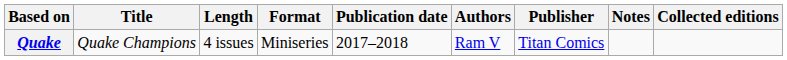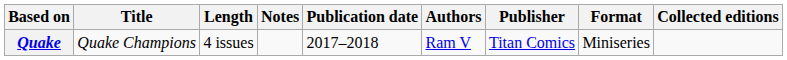columns swapped: (295, 17) <-> (631, 17)
